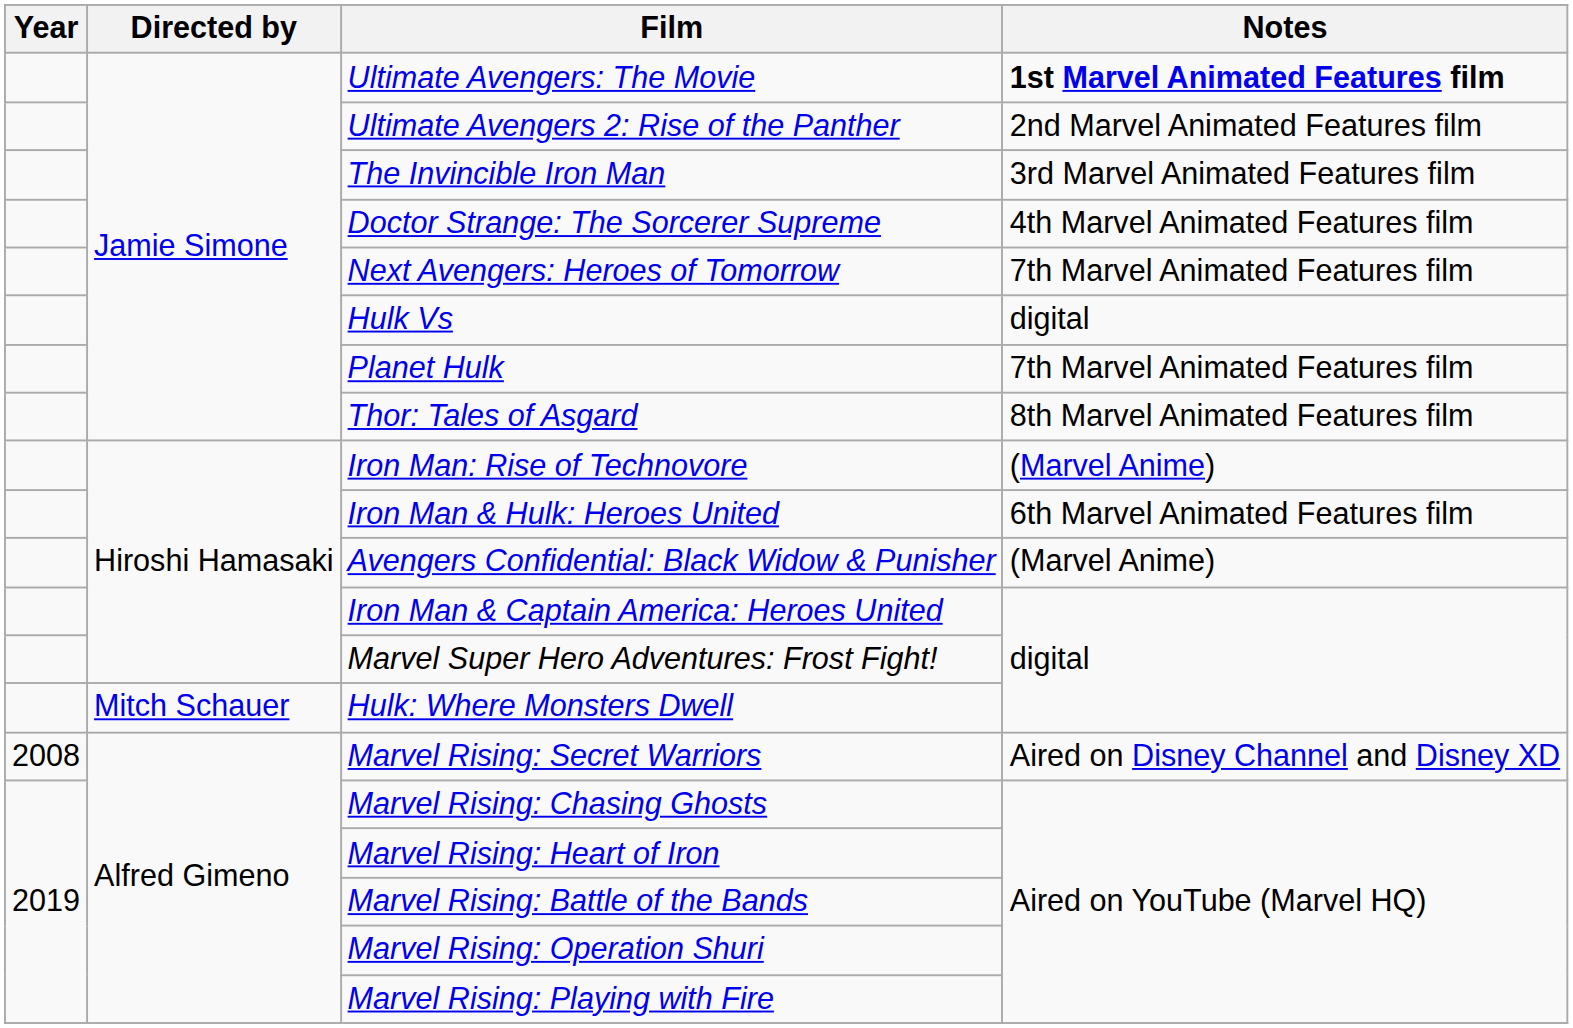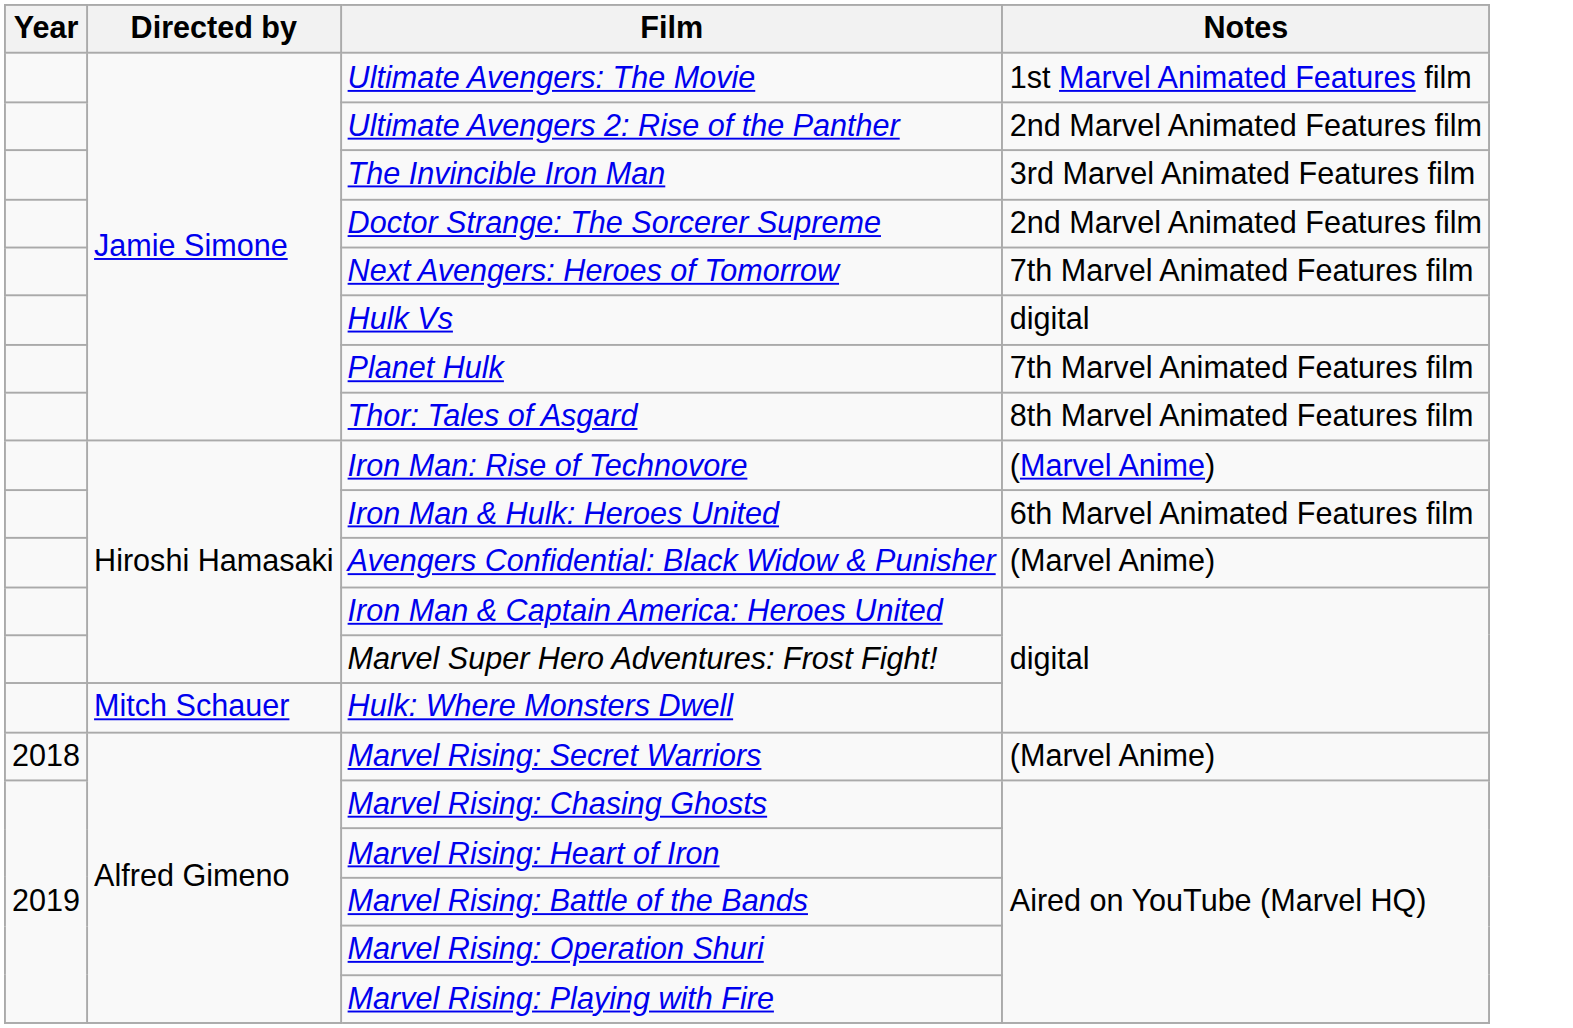(1257, 77) bold -> (1241, 77) normal
(1242, 222) 4th Marvel Animated Features film -> (1246, 222) 2nd Marvel Animated Features film
(46, 755) 2008 -> (46, 755) 2018
(1285, 755) Aired on Disney Channel and Disney XD -> (1113, 755) (Marvel Anime)
